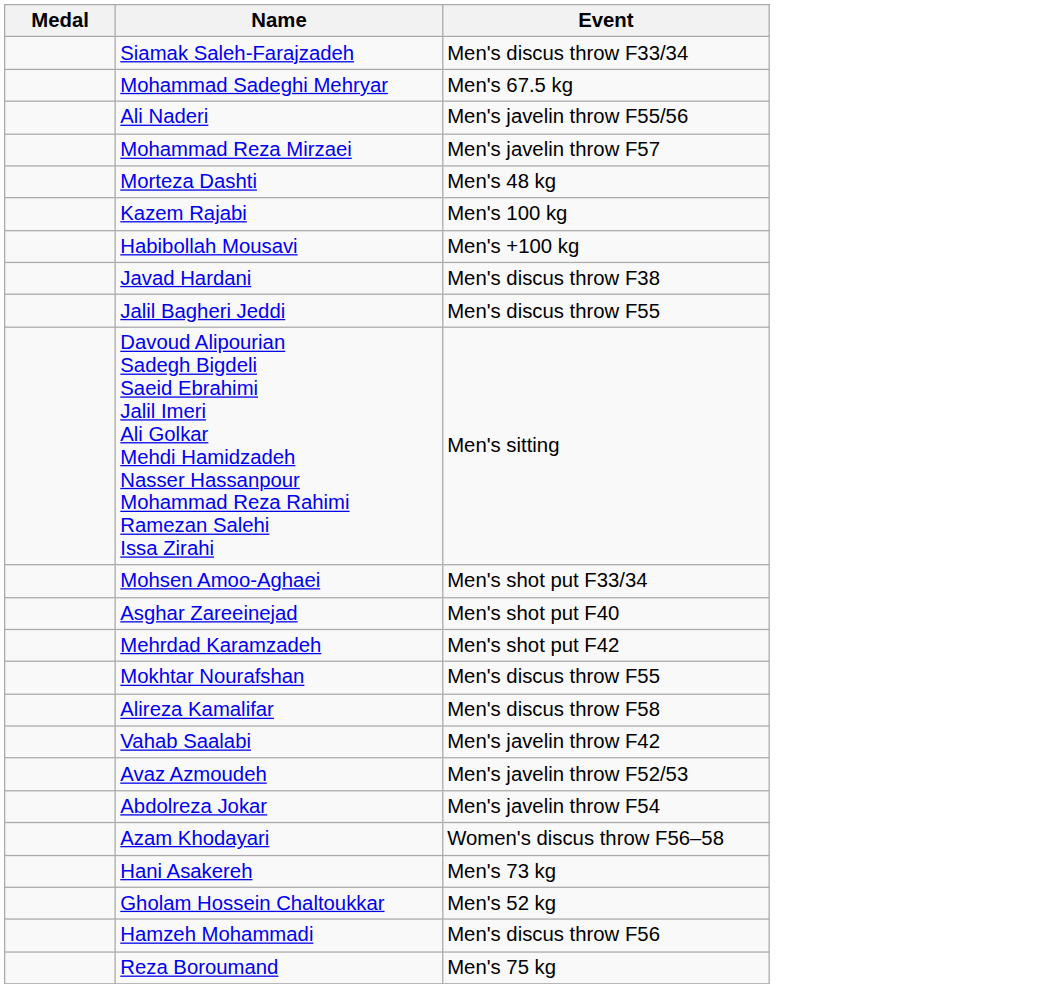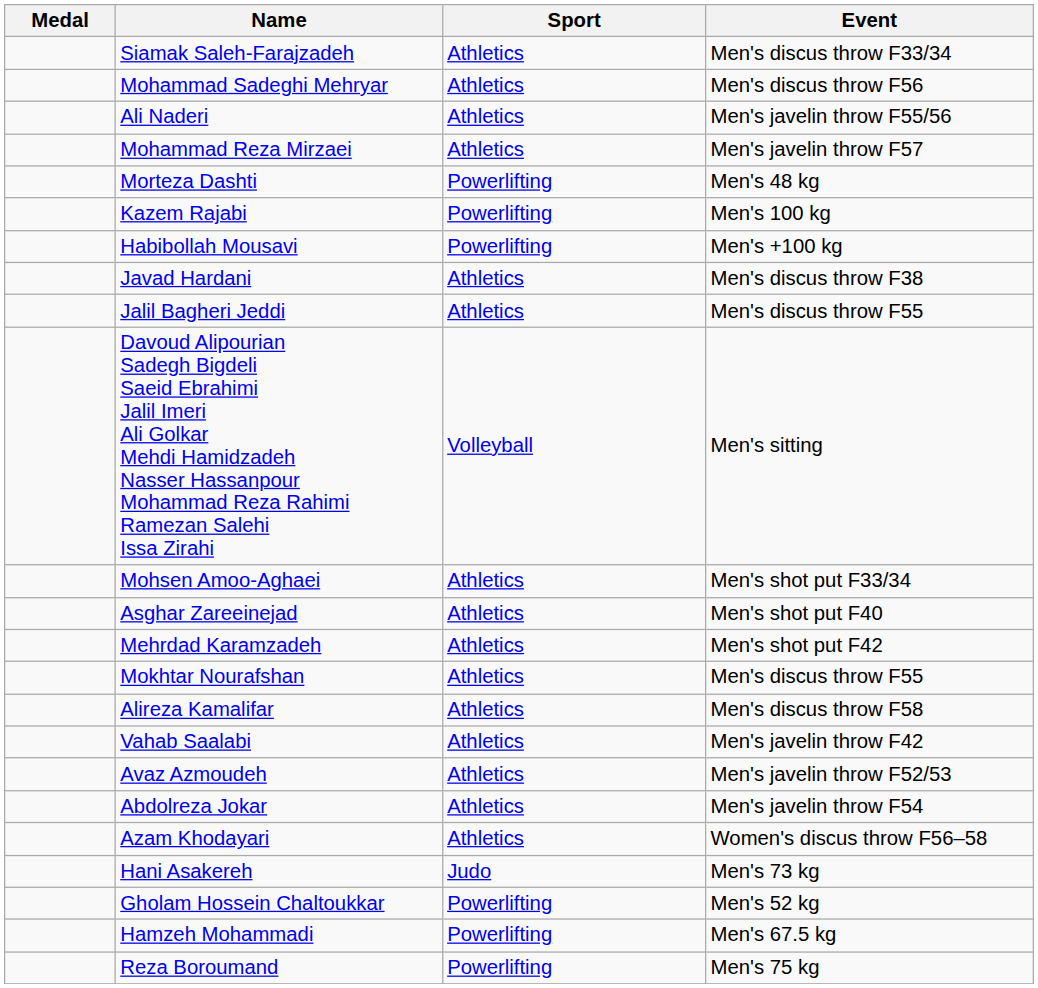+ column: (574, 20)
(510, 85) Men's 67.5 kg -> (817, 85) Men's discus throw F56
(554, 935) Men's discus throw F56 -> (773, 935) Men's 67.5 kg
